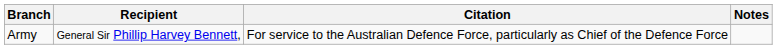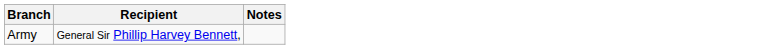- column: (487, 15)
